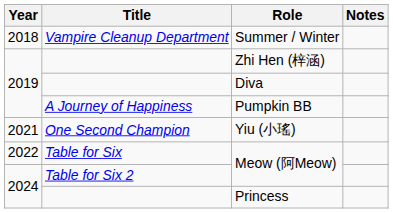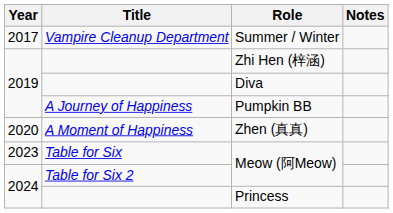(23, 37) 2018 -> (23, 37) 2017
+ row: (119, 129)
- row: (117, 129)
(23, 153) 2022 -> (23, 153) 2023
